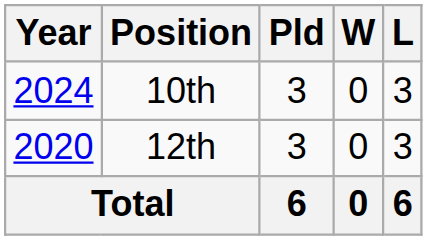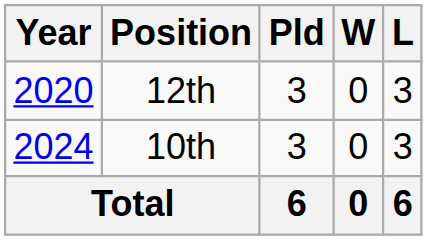rows swapped: (181, 147) <-> (181, 90)
